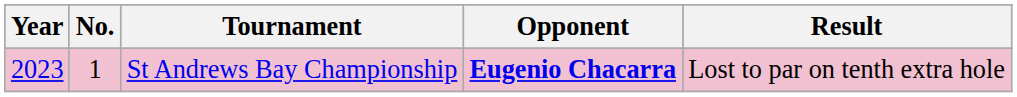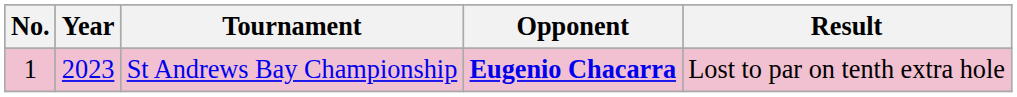columns swapped: (95, 26) <-> (37, 26)
